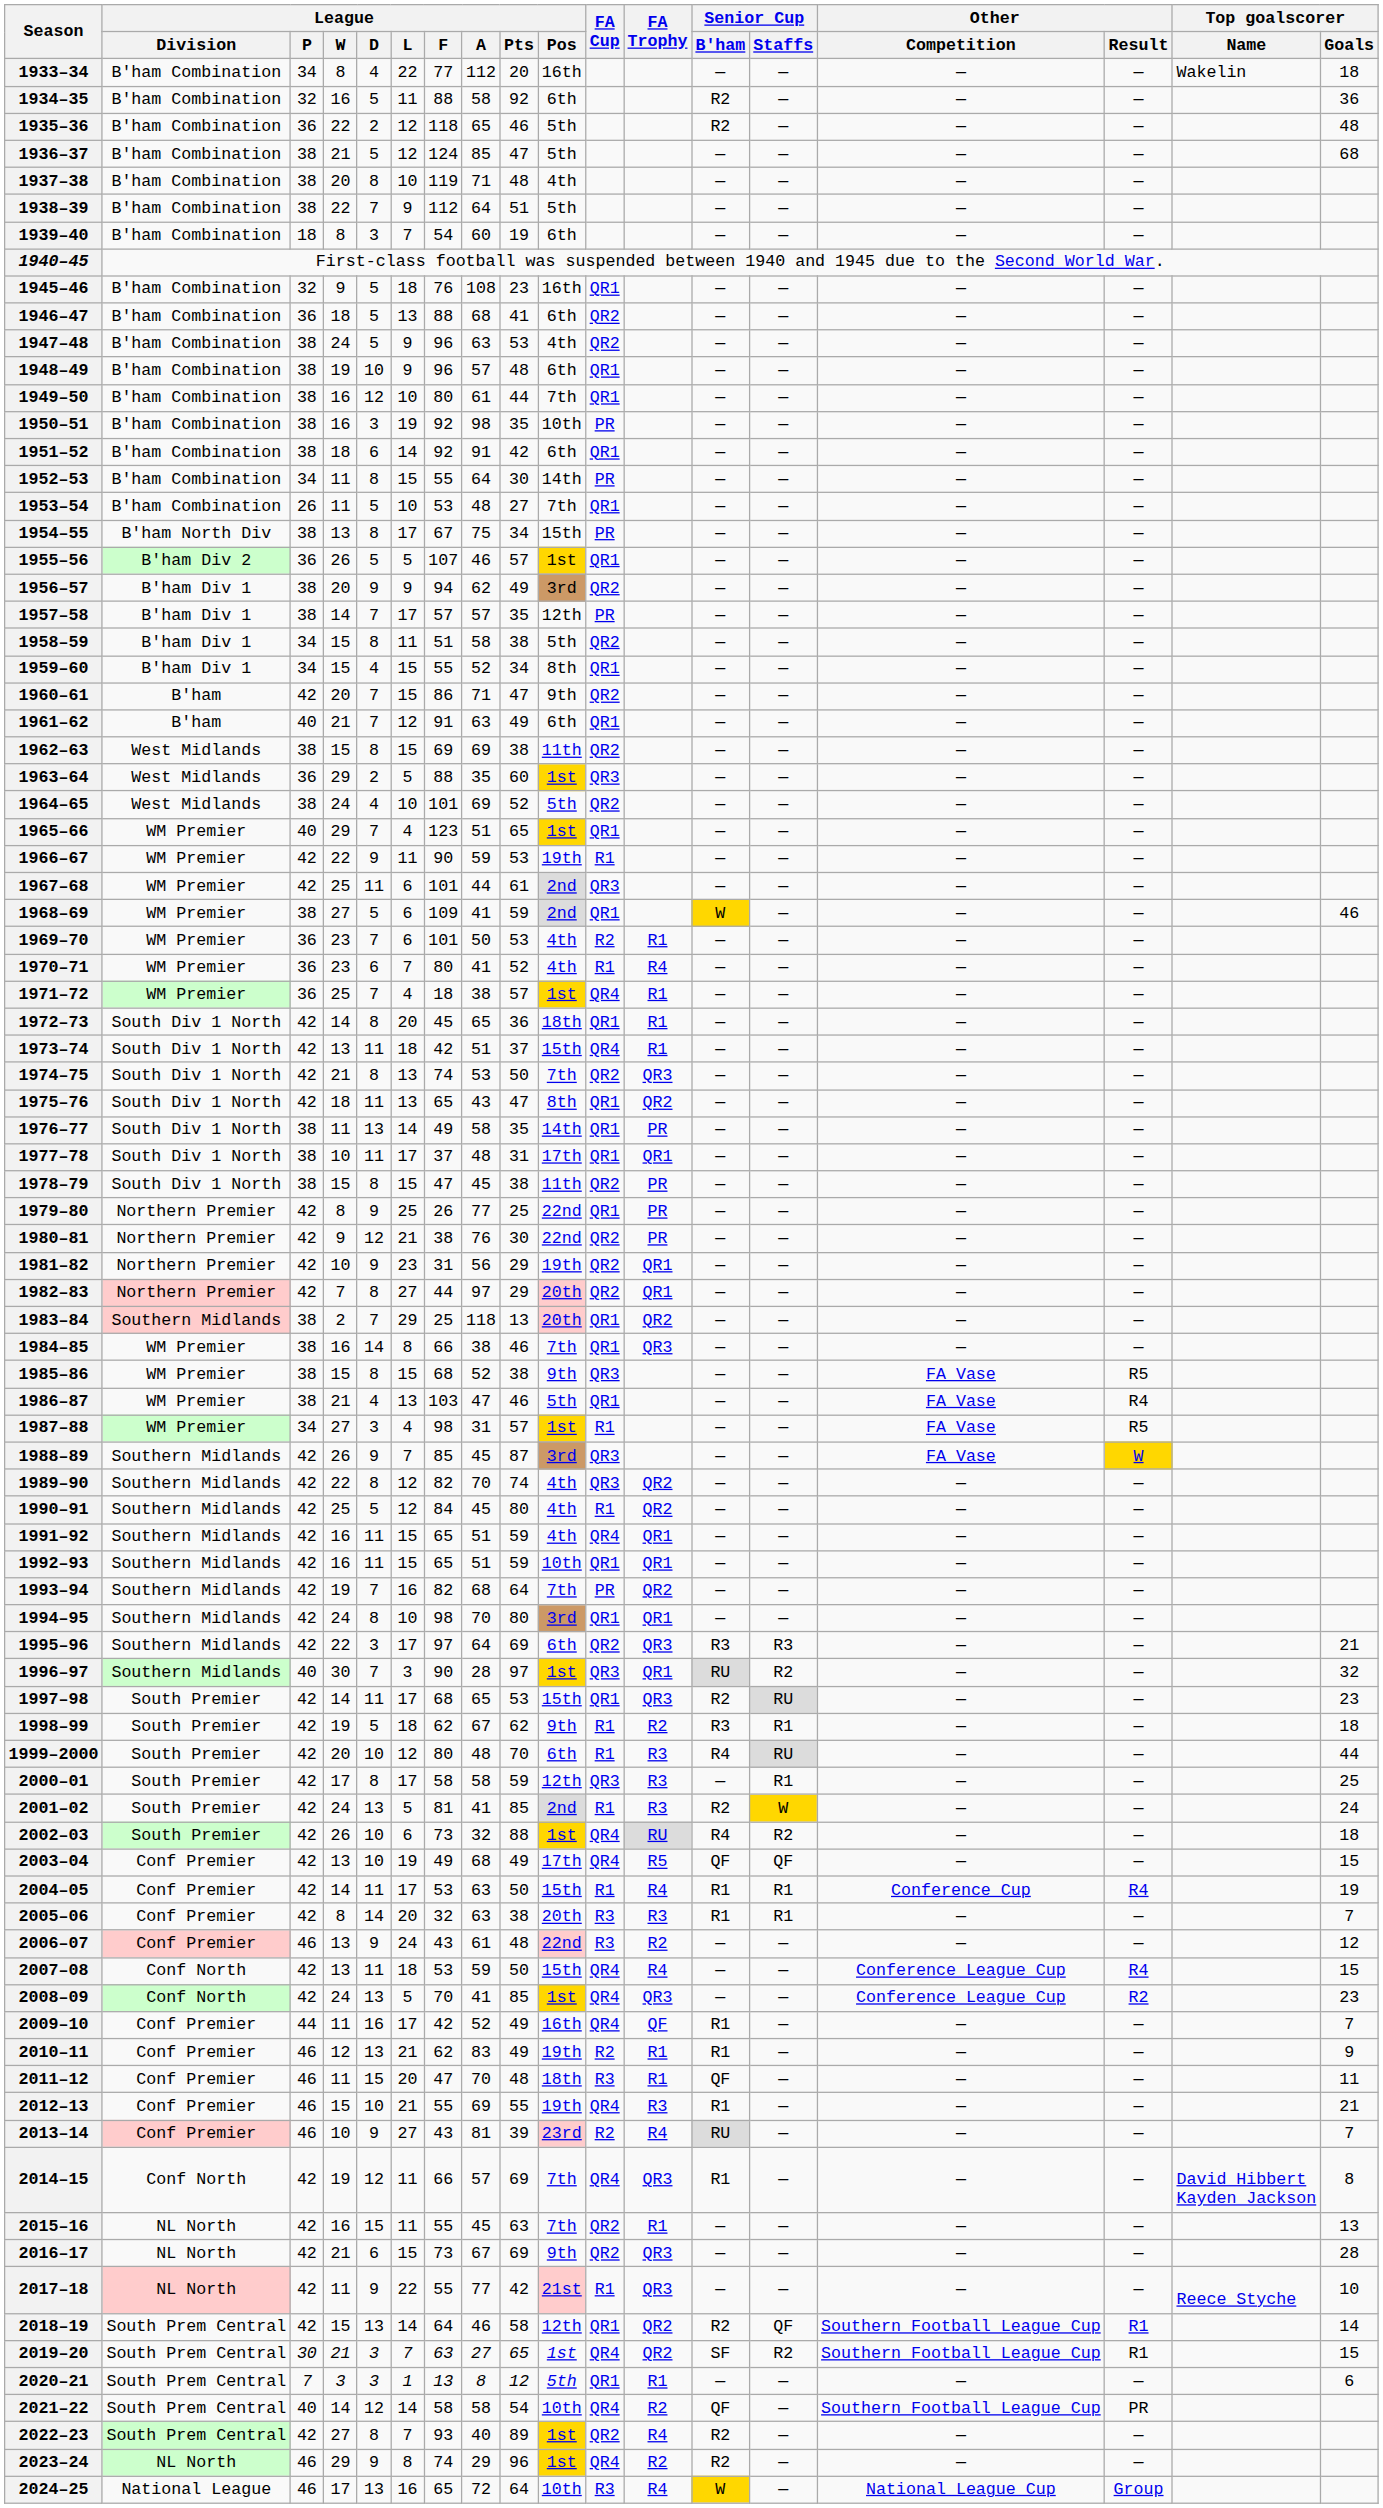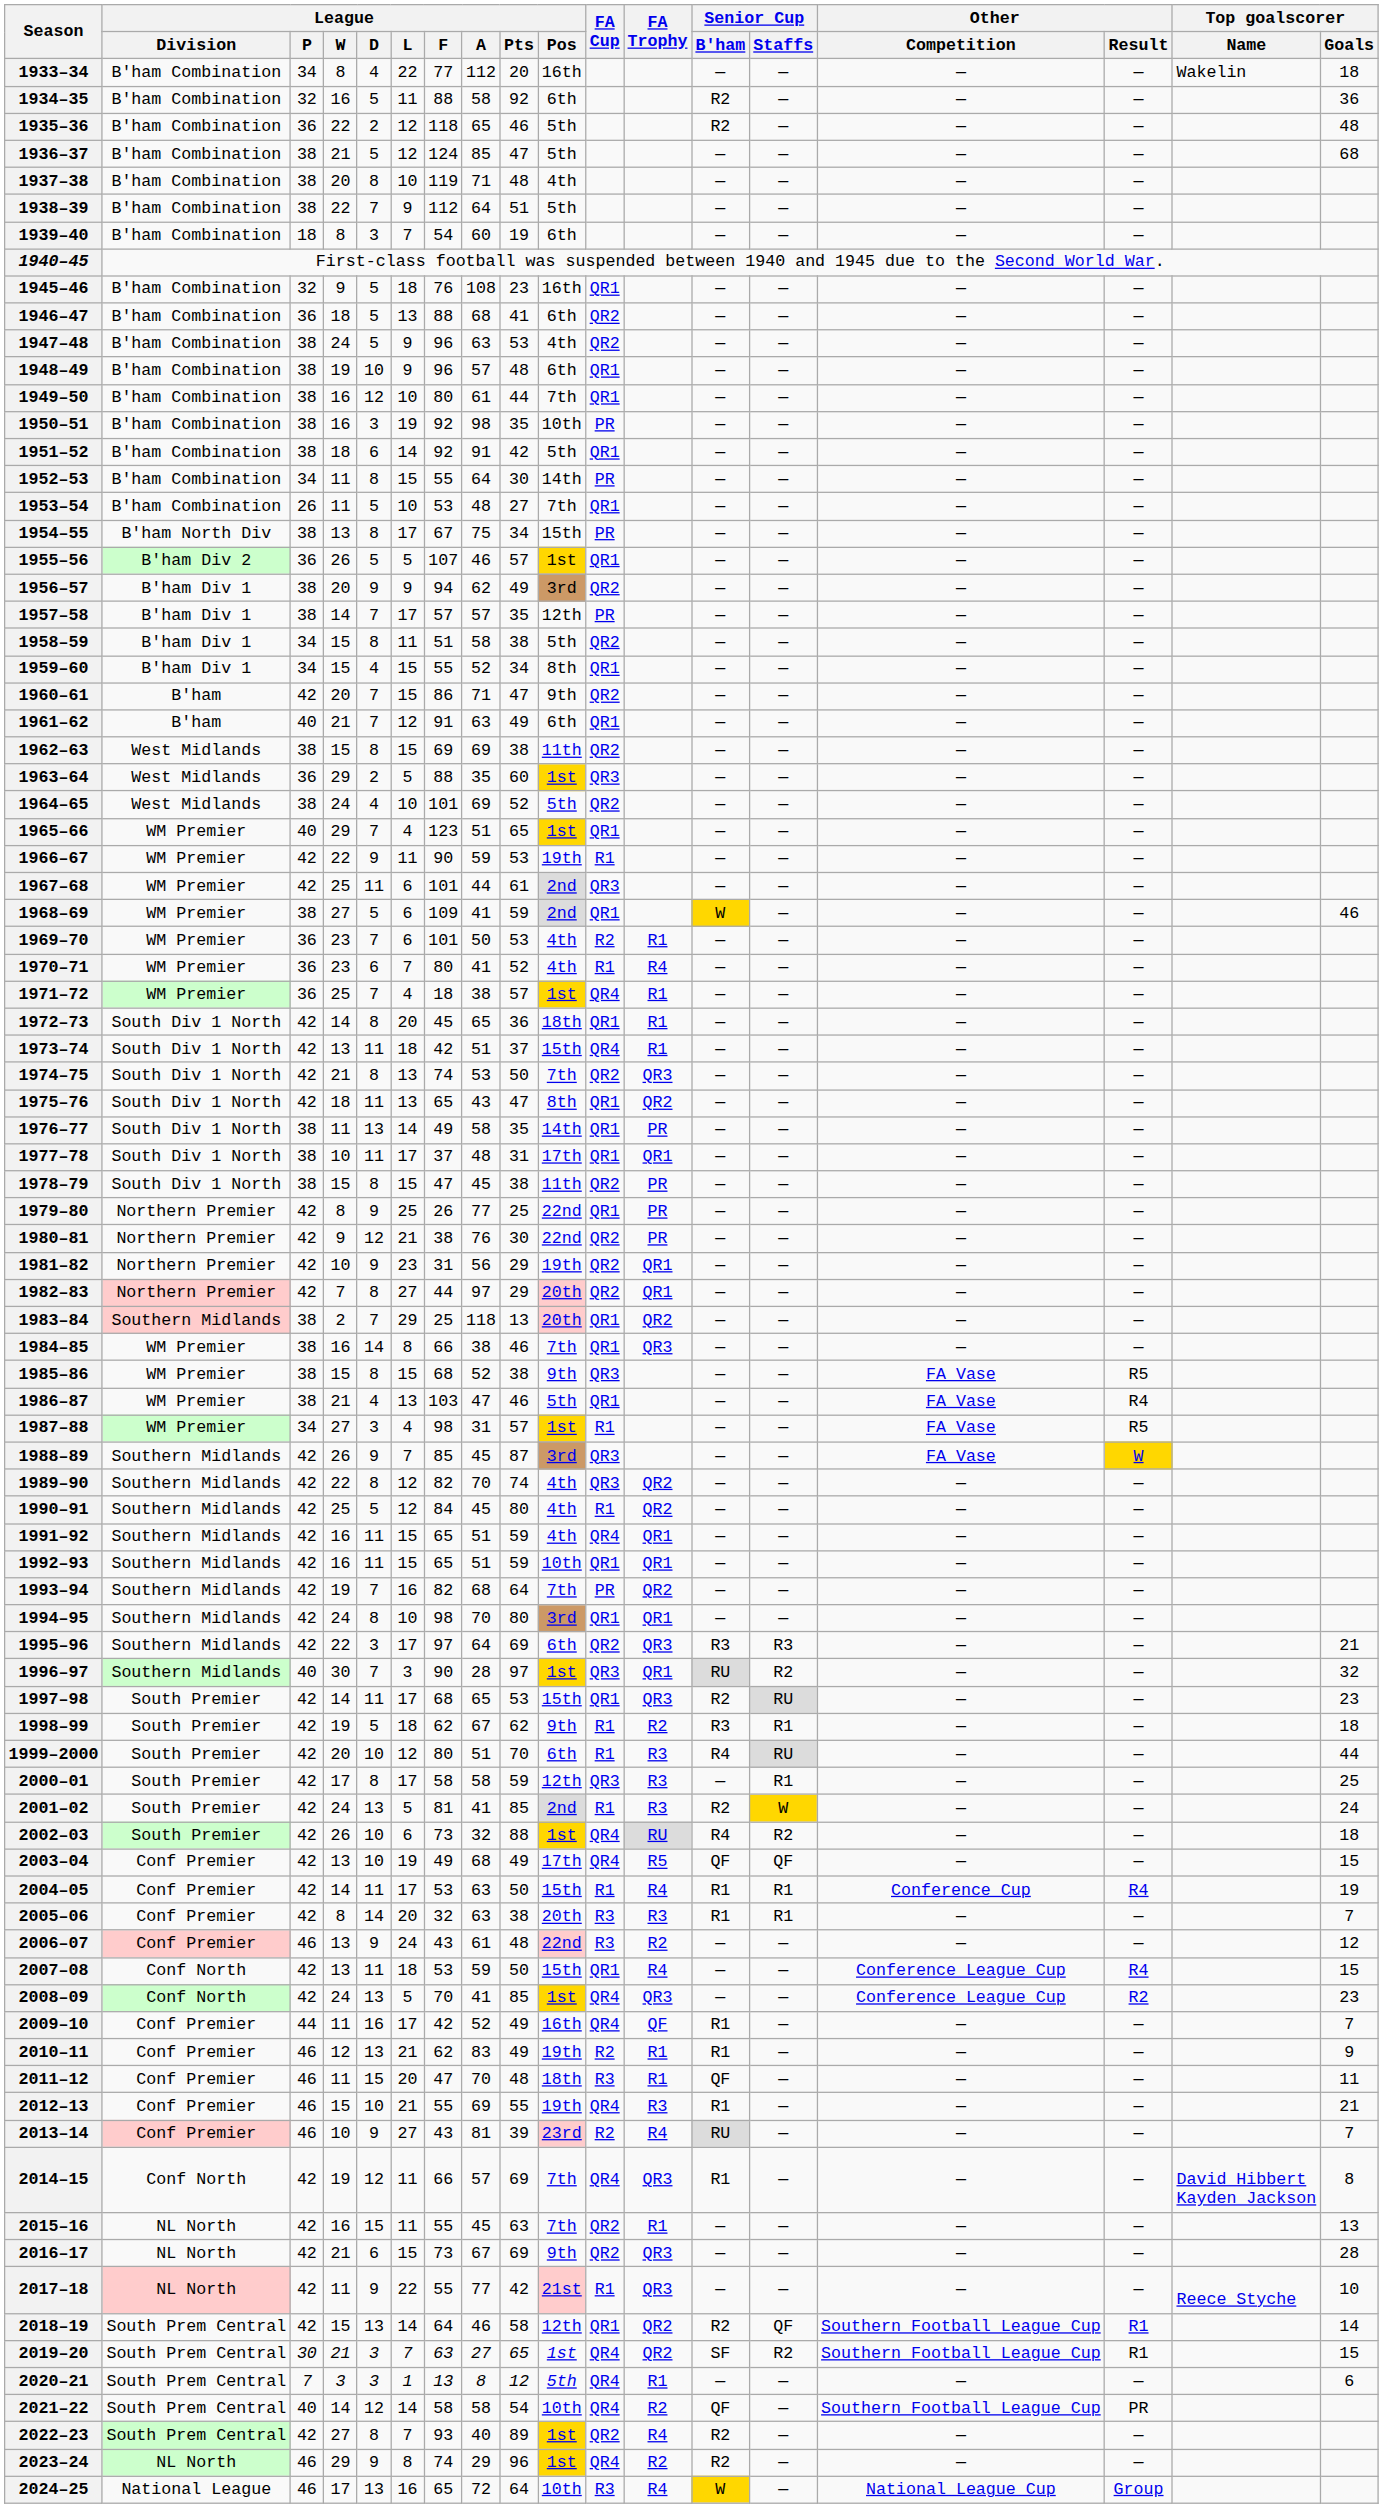(562, 452) 6th -> (562, 452) 5th
(481, 1754) 48 -> (481, 1754) 51
(605, 1971) QR4 -> (605, 1971) QR1
(605, 2381) QR1 -> (605, 2381) QR4
